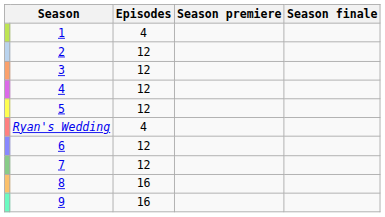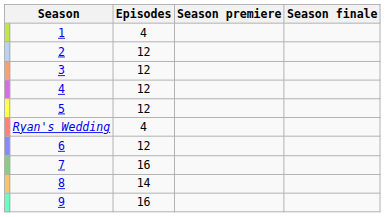(144, 165) 12 -> (144, 165) 16
(144, 184) 16 -> (144, 184) 14
